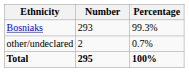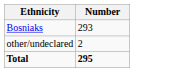- column: (157, 12)
